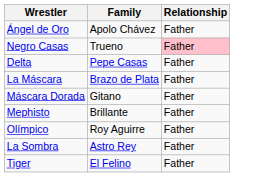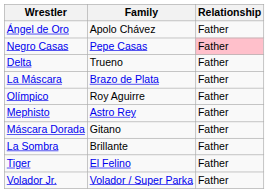(106, 46) Trueno -> (118, 46) Pepe Casas
(118, 63) Pepe Casas -> (106, 63) Trueno
rows swapped: (46, 96) <-> (28, 130)
(109, 113) Brillante -> (113, 113) Astro Rey
(113, 146) Astro Rey -> (109, 146) Brillante
+ row: (32, 180)
